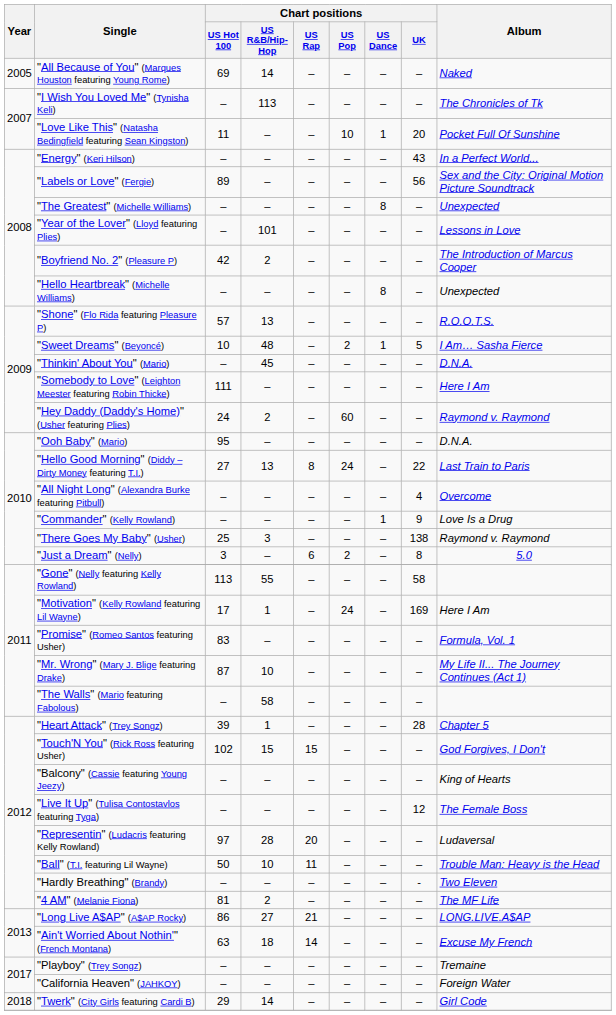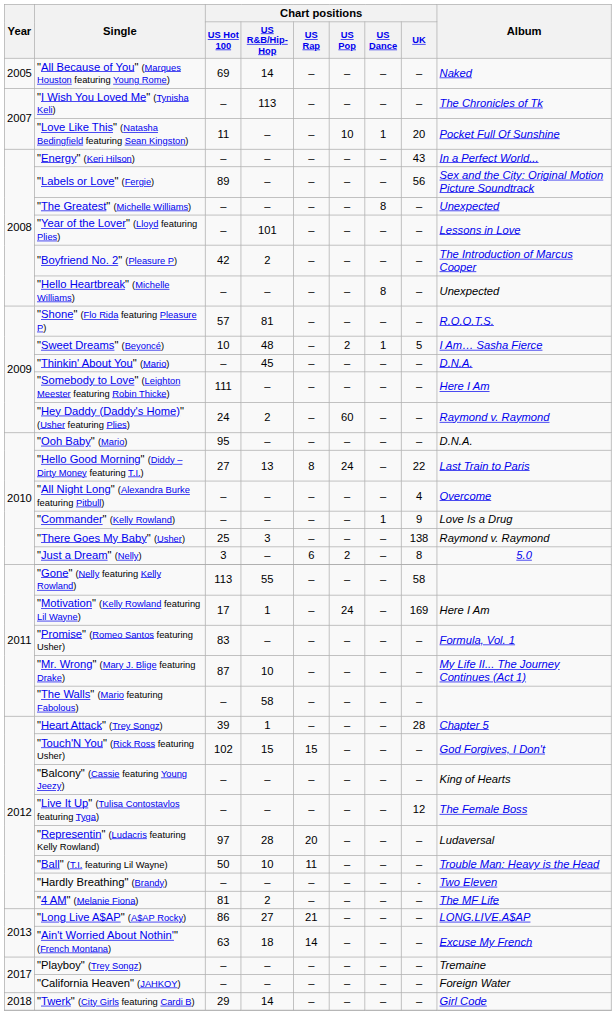(267, 321) 13 -> (267, 321) 81
